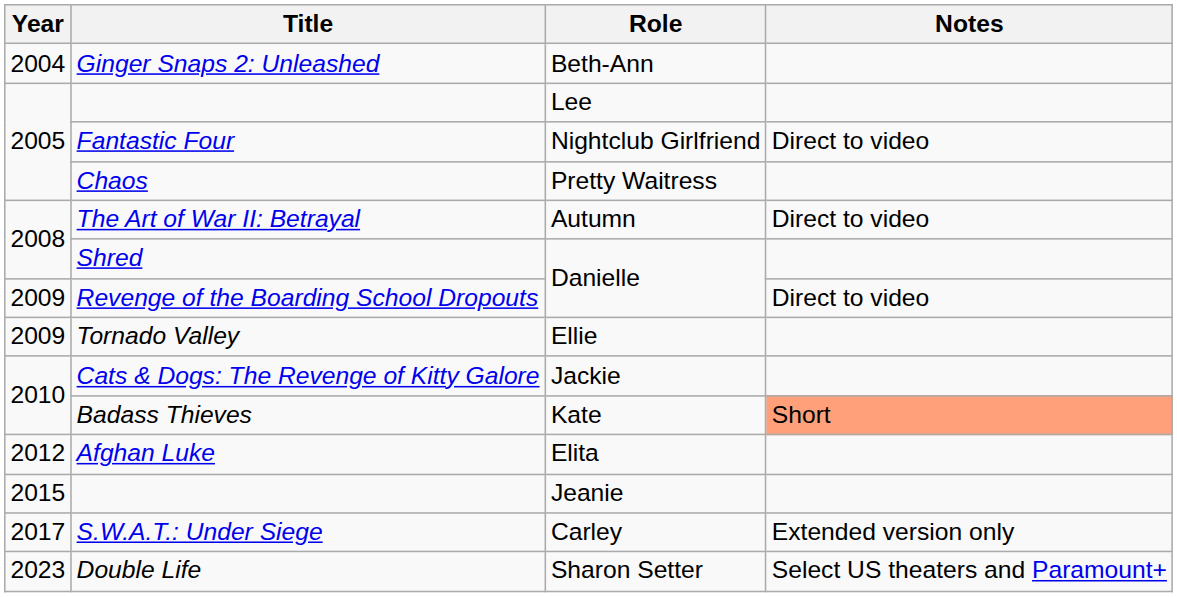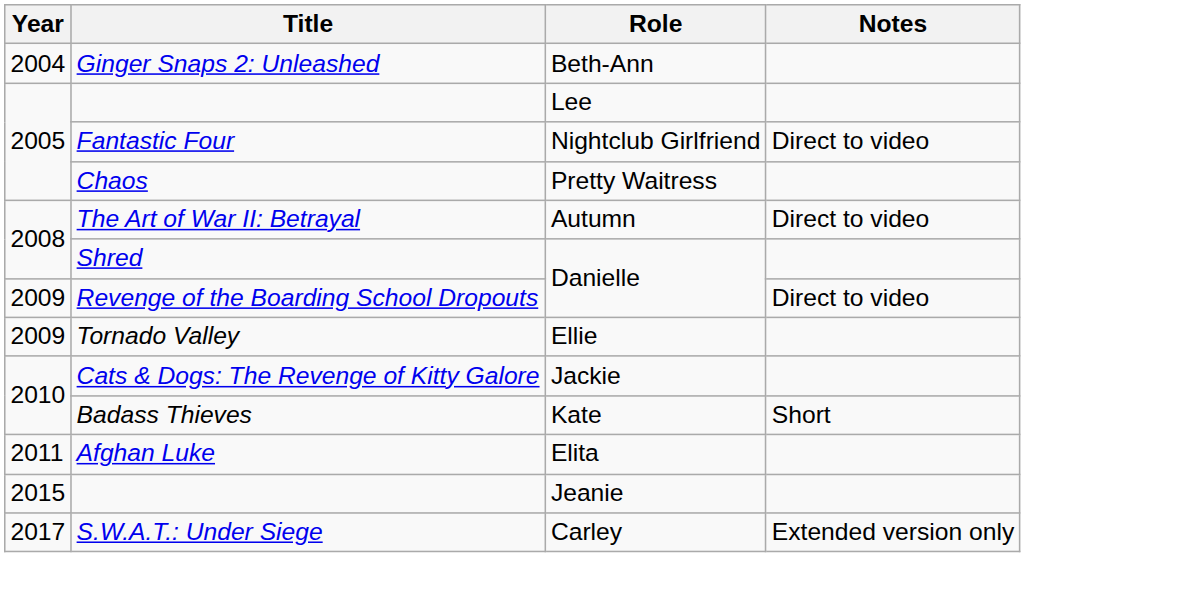(801, 414) lightsalmon background -> (801, 414) no background
(38, 453) 2012 -> (37, 453) 2011
- row: (139, 571)
